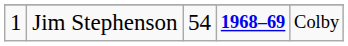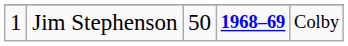(200, 22) 54 -> (200, 22) 50
